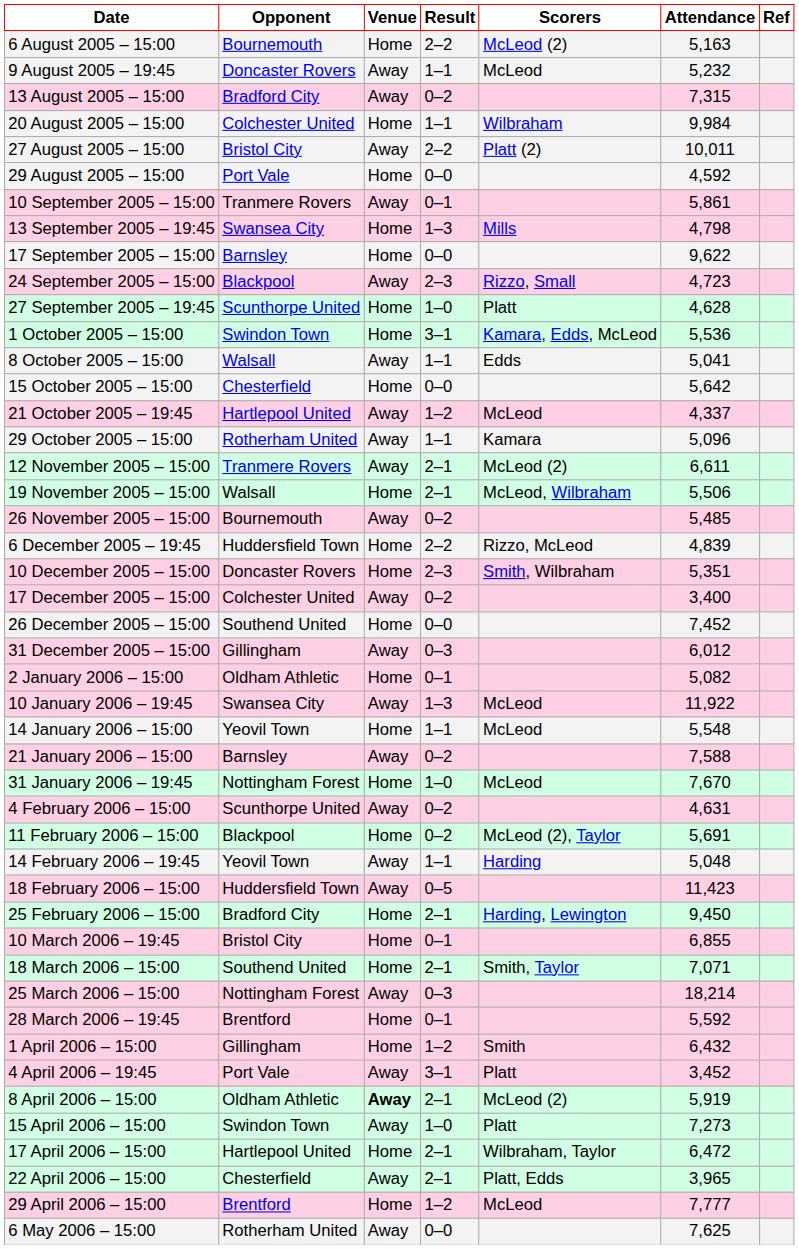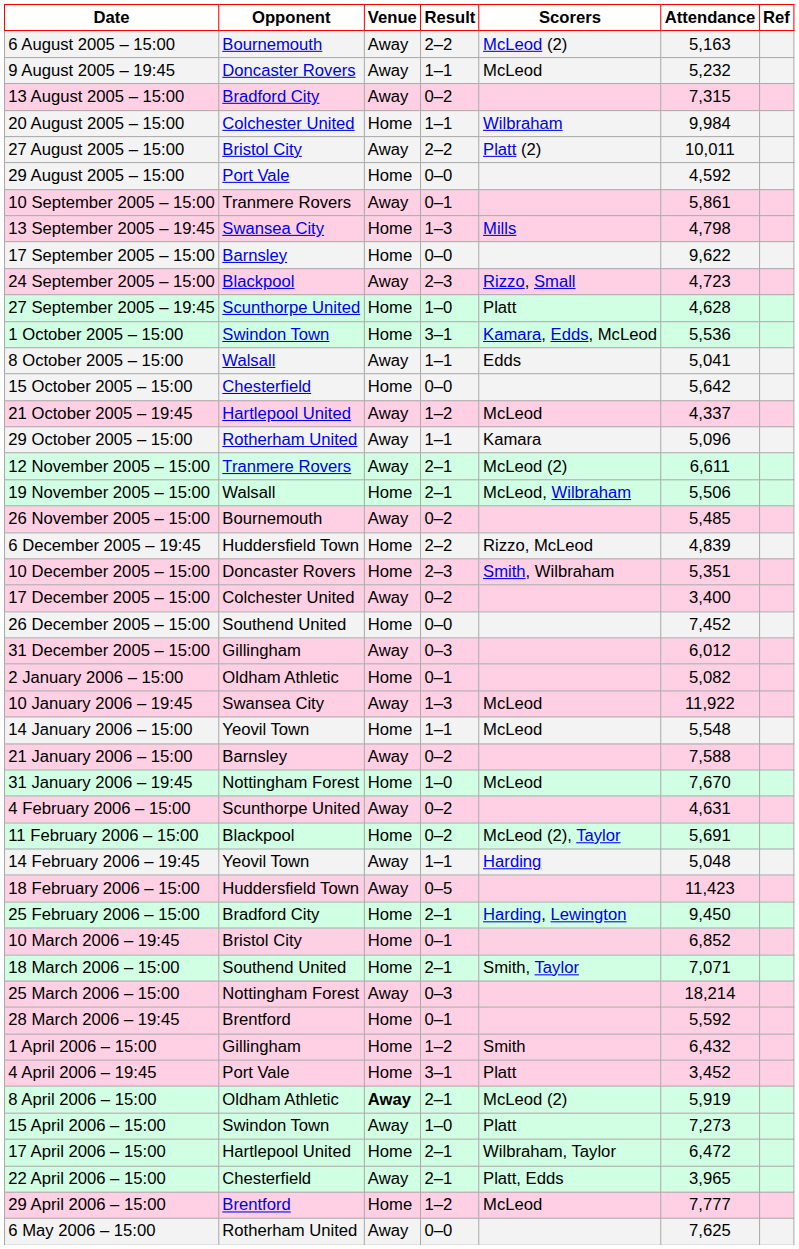(390, 44) Home -> (388, 44) Away
(710, 941) 6,855 -> (710, 941) 6,852
(388, 1073) Away -> (390, 1073) Home
